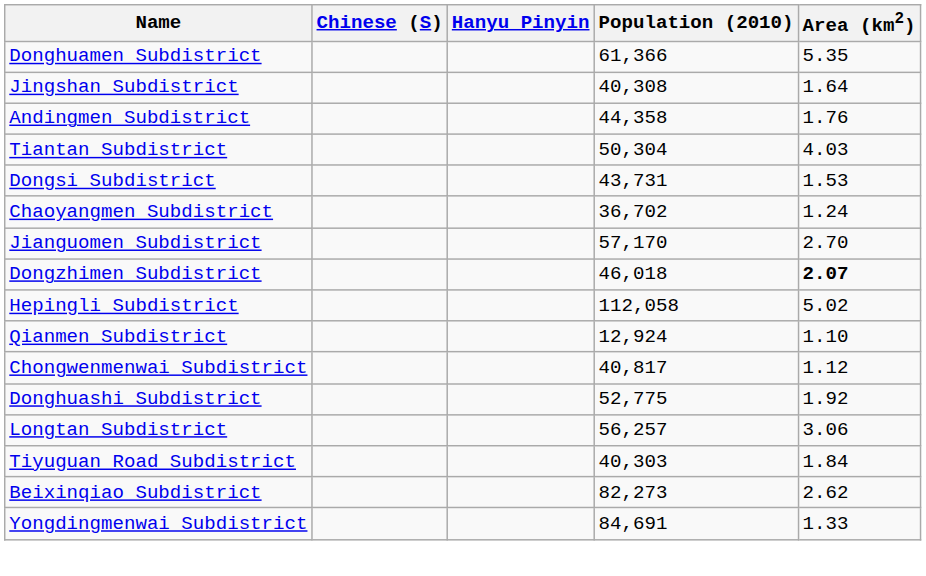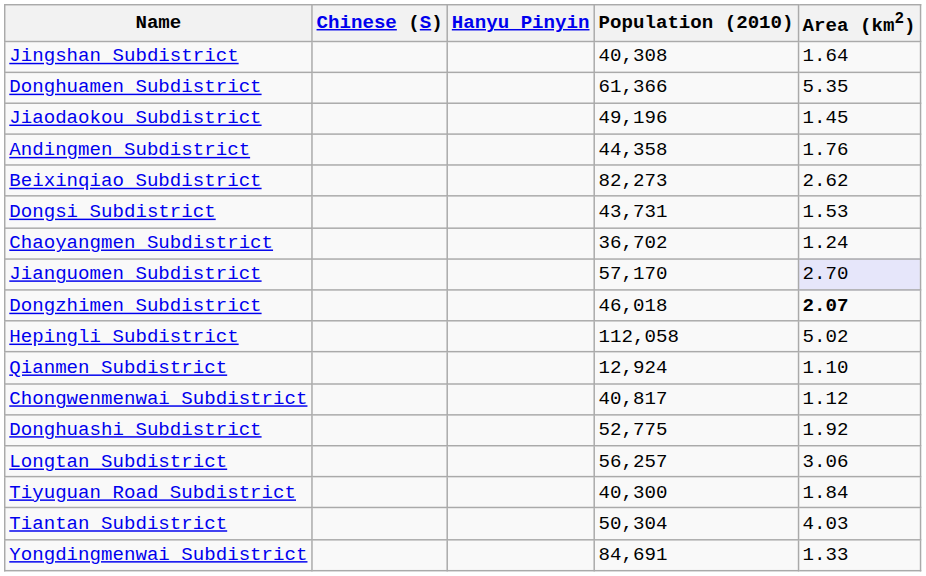rows swapped: (124, 87) <-> (135, 56)
+ row: (135, 119)
rows swapped: (135, 492) <-> (118, 150)
(826, 243) no background -> (826, 274) lavender background
(633, 461) 40,303 -> (633, 492) 40,300
